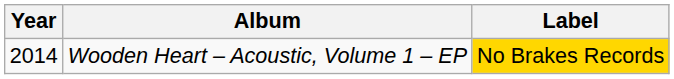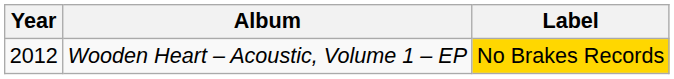(34, 55) 2014 -> (34, 55) 2012
